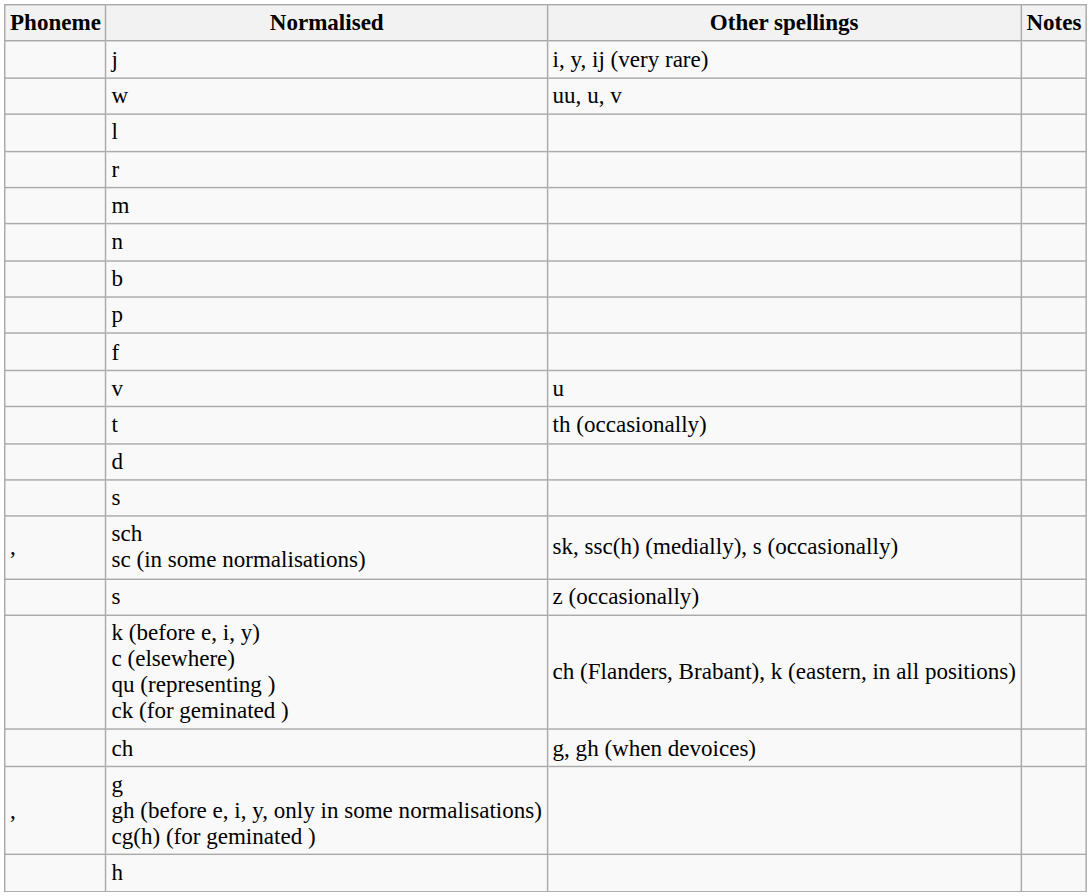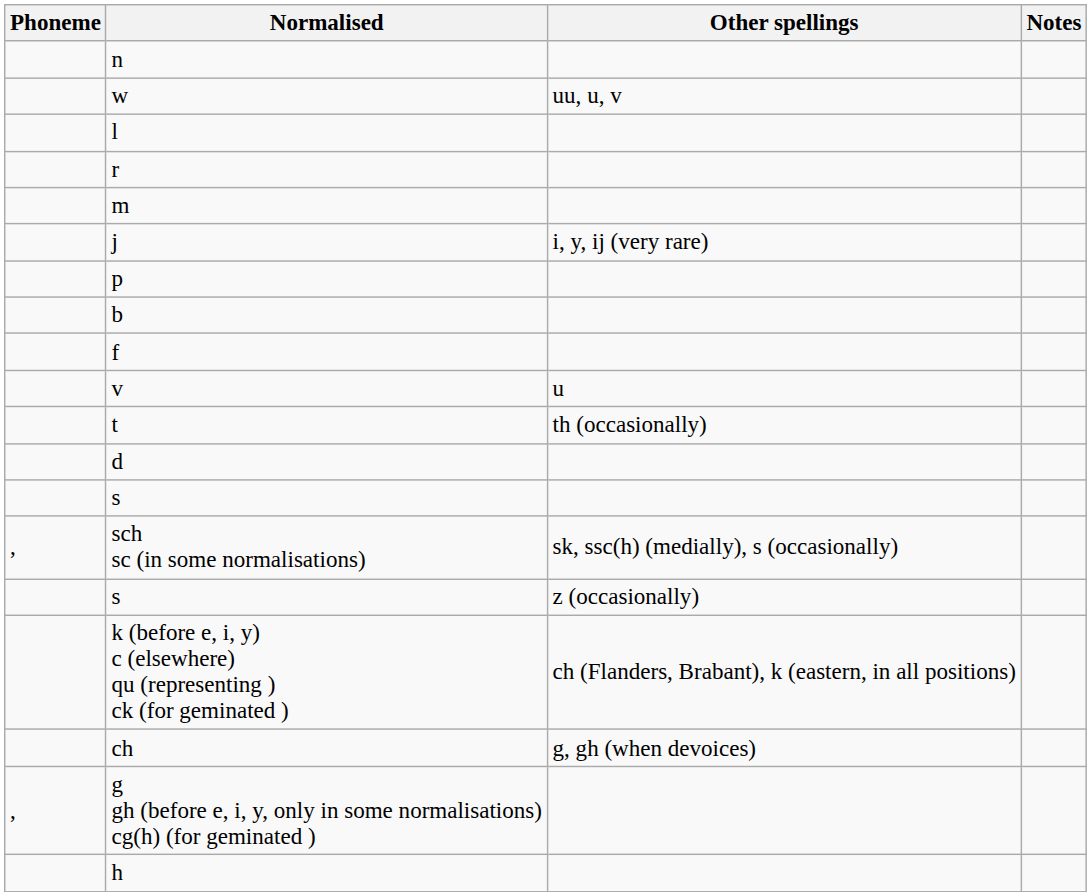rows swapped: (115, 59) <-> (117, 242)
rows swapped: (117, 315) <-> (117, 278)
